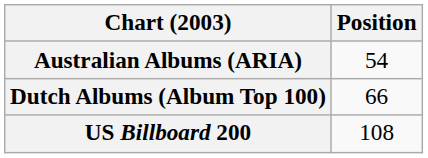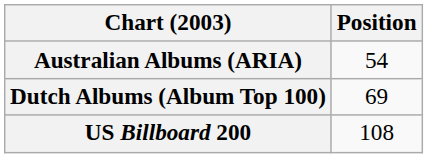(377, 96) 66 -> (377, 96) 69
